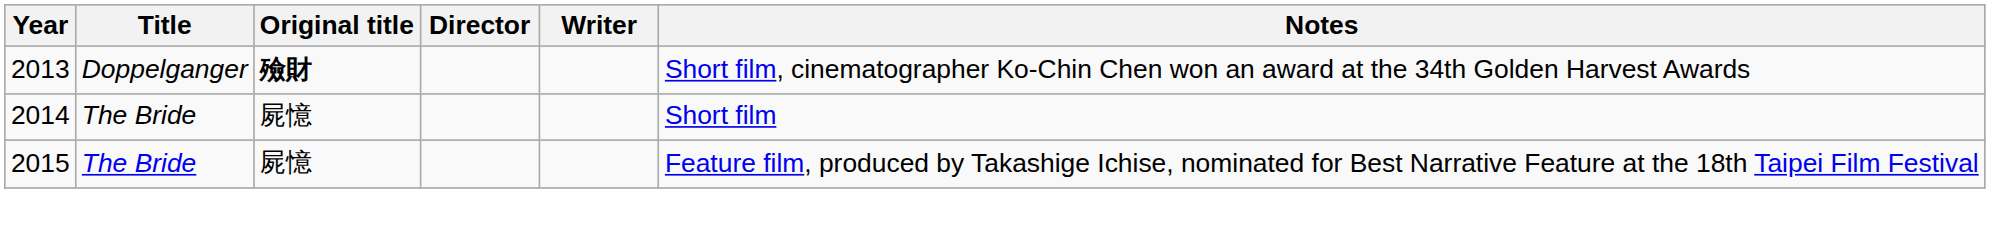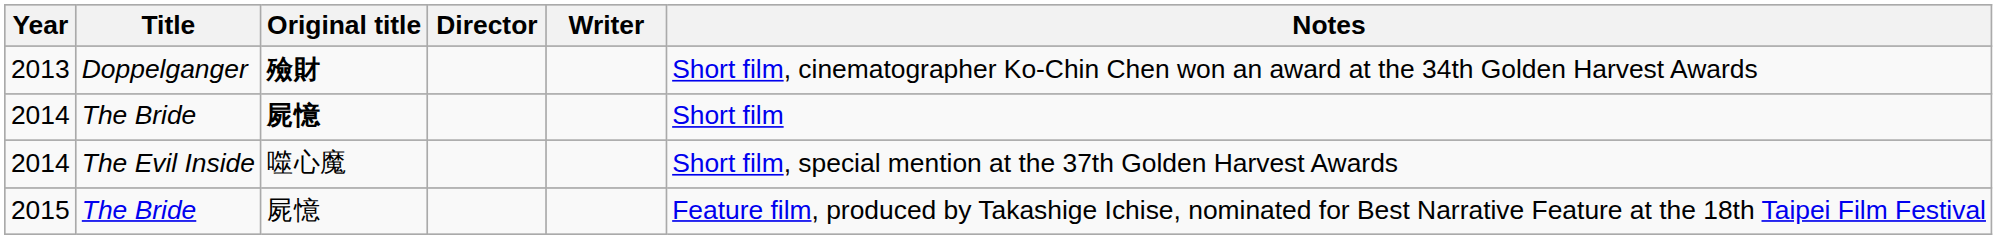(286, 115) normal -> (294, 115) bold
+ row: (40, 163)
